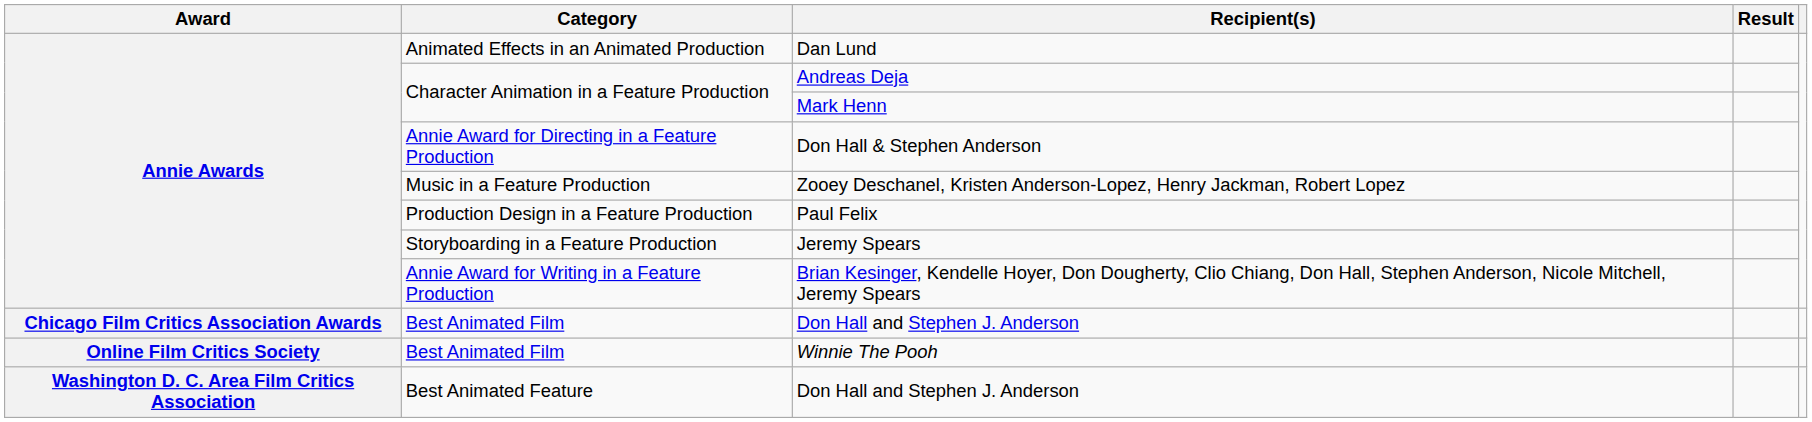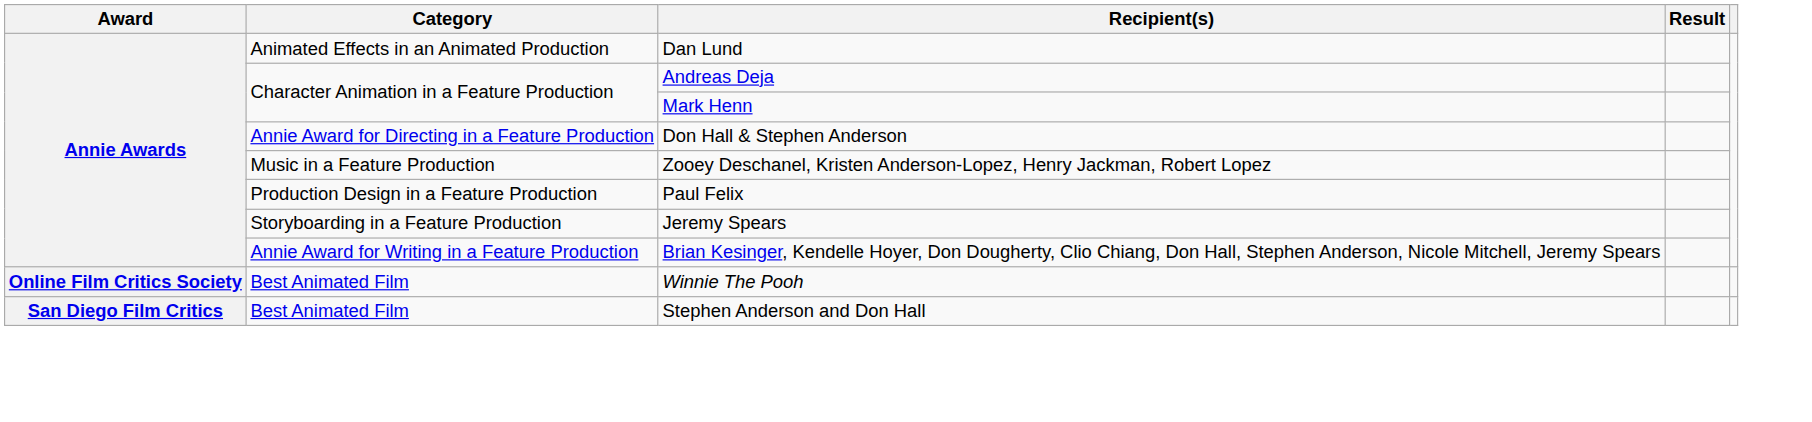- row: (485, 323)
+ row: (330, 310)
- row: (499, 391)
